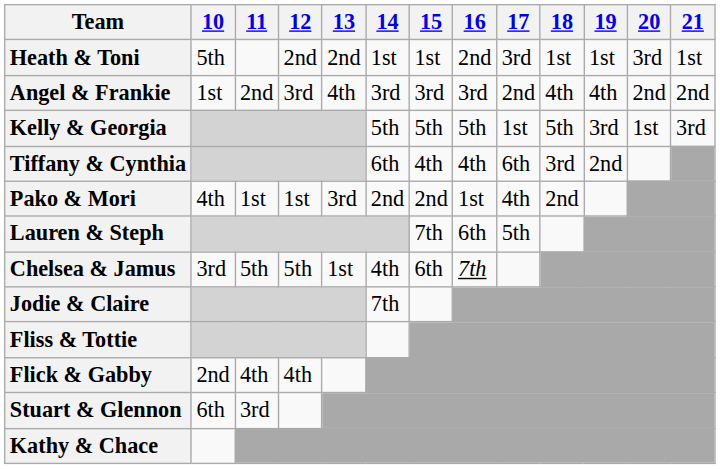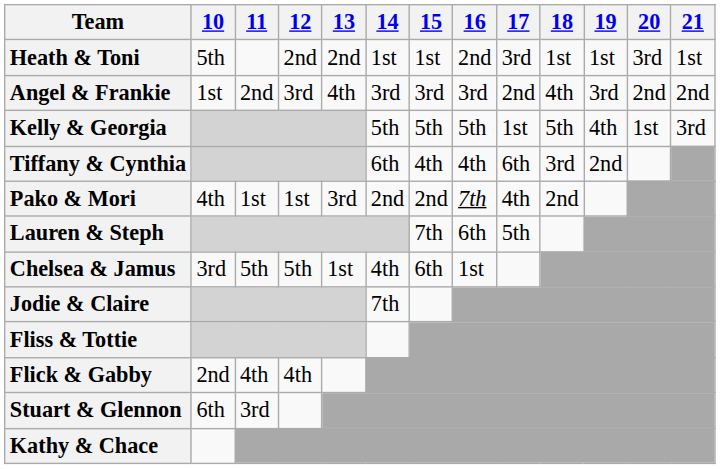(603, 92) 4th -> (604, 92) 3rd
(604, 127) 3rd -> (603, 127) 4th
(471, 198) 1st -> (472, 198) 7th
(472, 269) 7th -> (471, 269) 1st
